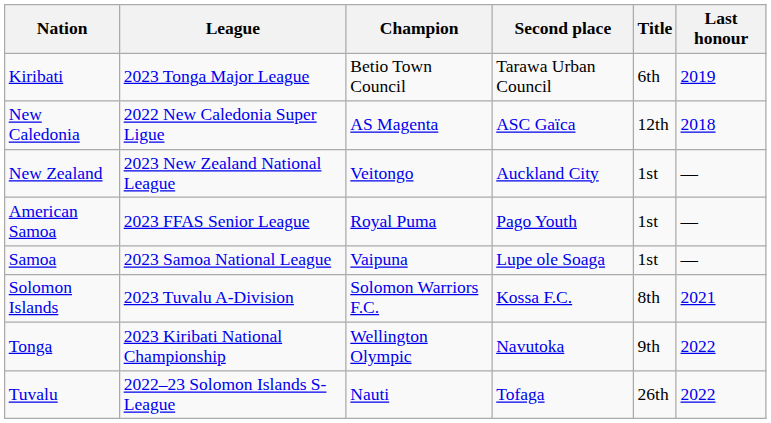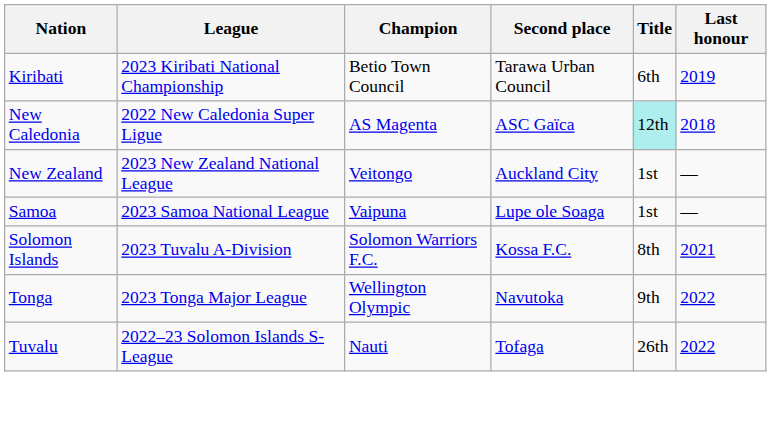(216, 76) 2023 Tonga Major League -> (200, 76) 2023 Kiribati National Championship
(653, 125) no background -> (653, 125) paleturquoise background
- row: (43, 221)
(203, 346) 2023 Kiribati National Championship -> (214, 298) 2023 Tonga Major League
